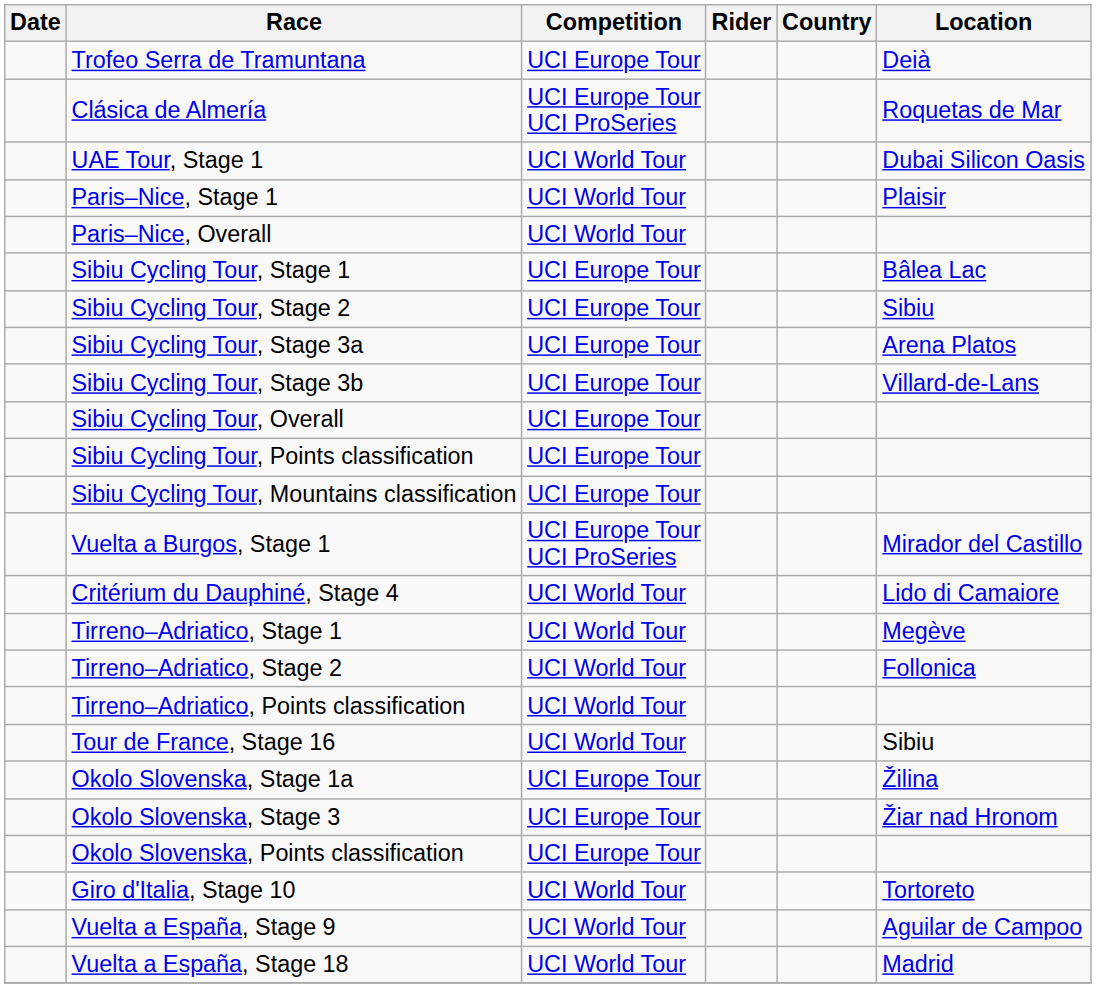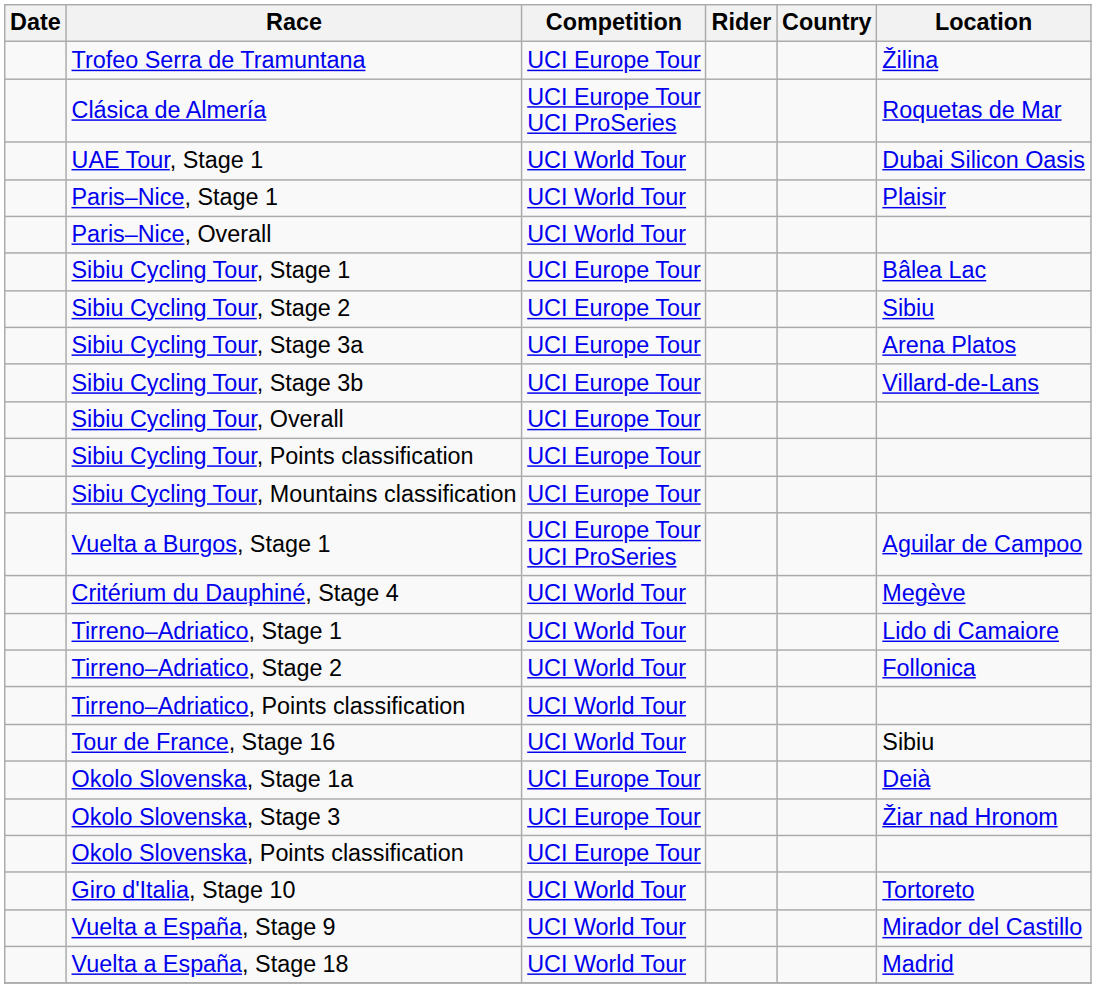(906, 60) Deià -> (910, 60) Žilina
(982, 544) Mirador del Castillo -> (982, 544) Aguilar de Campoo
(971, 594) Lido di Camaiore -> (924, 594) Megève
(924, 631) Megève -> (971, 631) Lido di Camaiore
(910, 779) Žilina -> (906, 779) Deià
(982, 927) Aguilar de Campoo -> (982, 927) Mirador del Castillo
